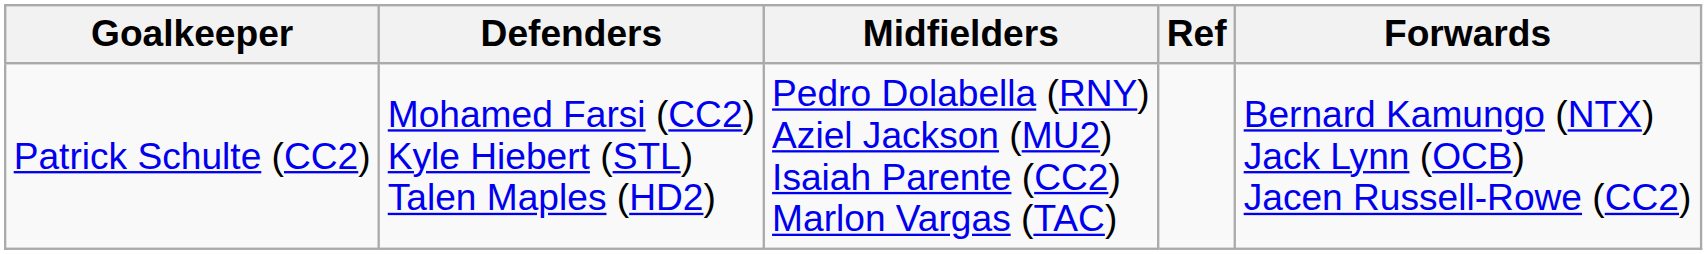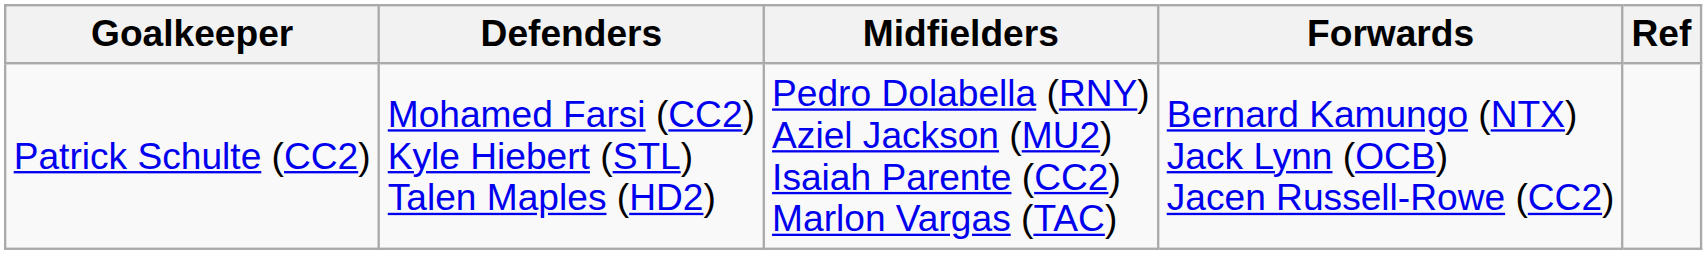columns swapped: (1468, 33) <-> (1197, 33)
